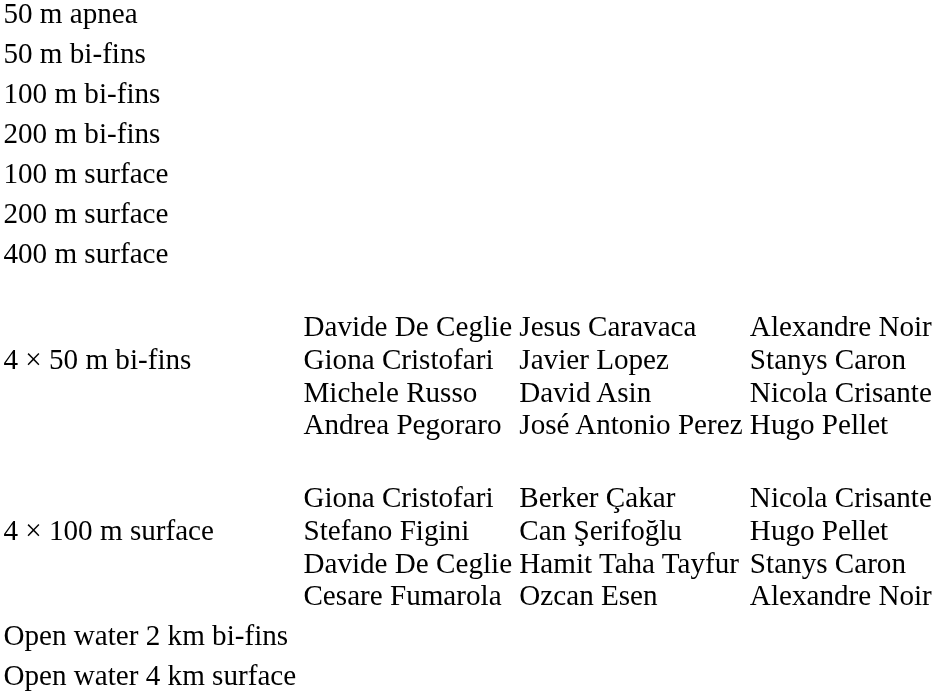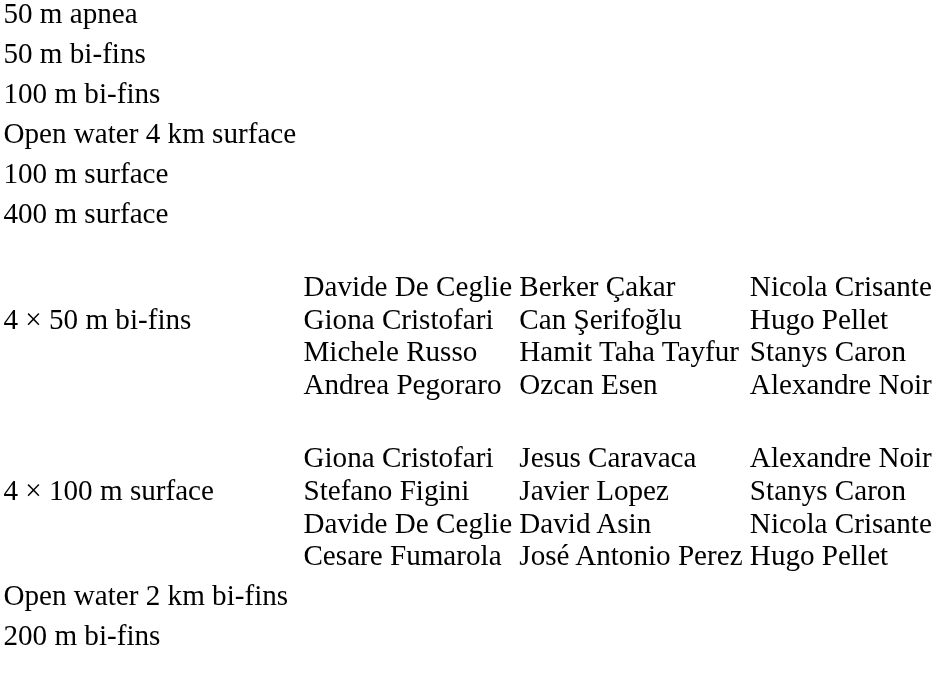rows swapped: (82, 133) <-> (150, 675)
- row: (86, 213)
(631, 375) Jesus Caravaca Javier Lopez David Asin José Antonio Perez -> (629, 335) Berker Çakar Can Şerifoğlu Hamit Taha Tayfur Ozcan Esen
(841, 375) Alexandre Noir Stanys Caron Nicola Crisante Hugo Pellet -> (841, 335) Nicola Crisante Hugo Pellet Stanys Caron Alexandre Noir
(629, 546) Berker Çakar Can Şerifoğlu Hamit Taha Tayfur Ozcan Esen -> (631, 506) Jesus Caravaca Javier Lopez David Asin José Antonio Perez
(841, 546) Nicola Crisante Hugo Pellet Stanys Caron Alexandre Noir -> (841, 506) Alexandre Noir Stanys Caron Nicola Crisante Hugo Pellet
